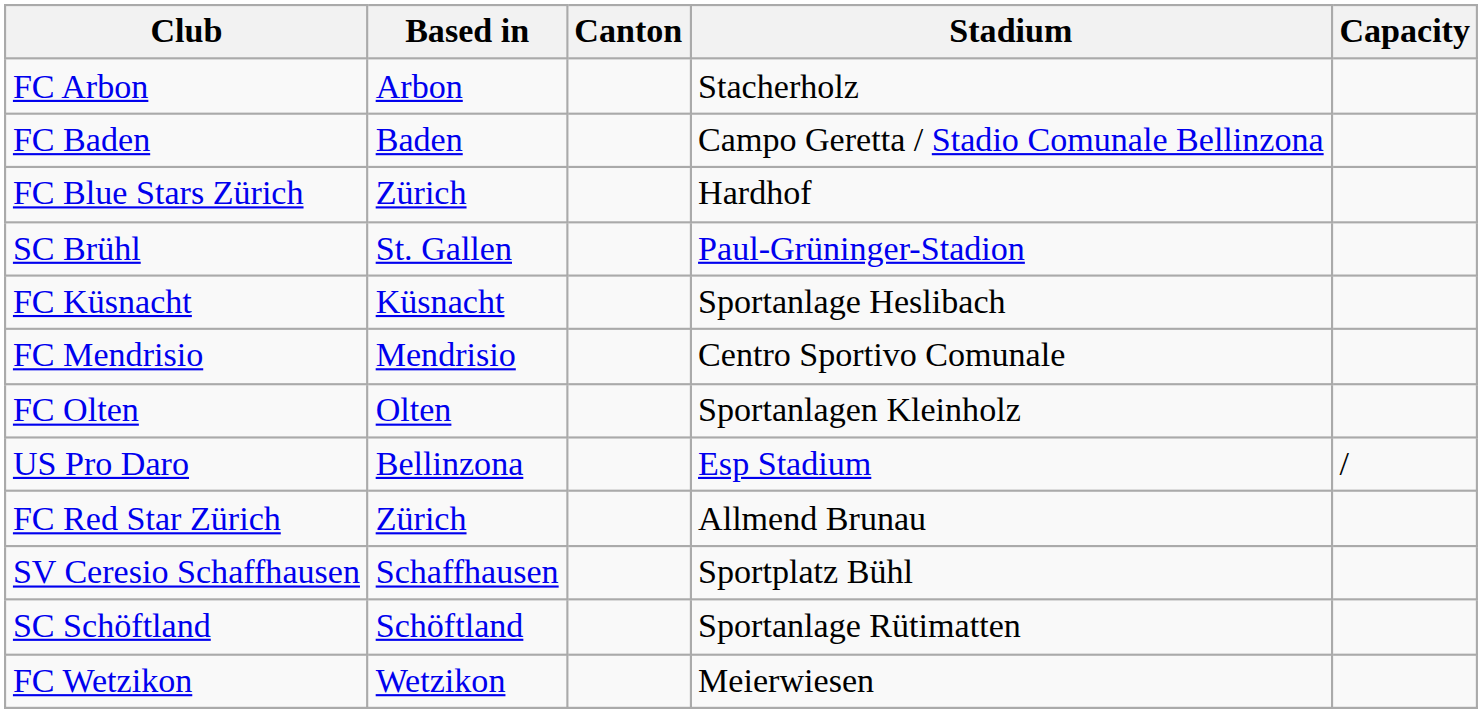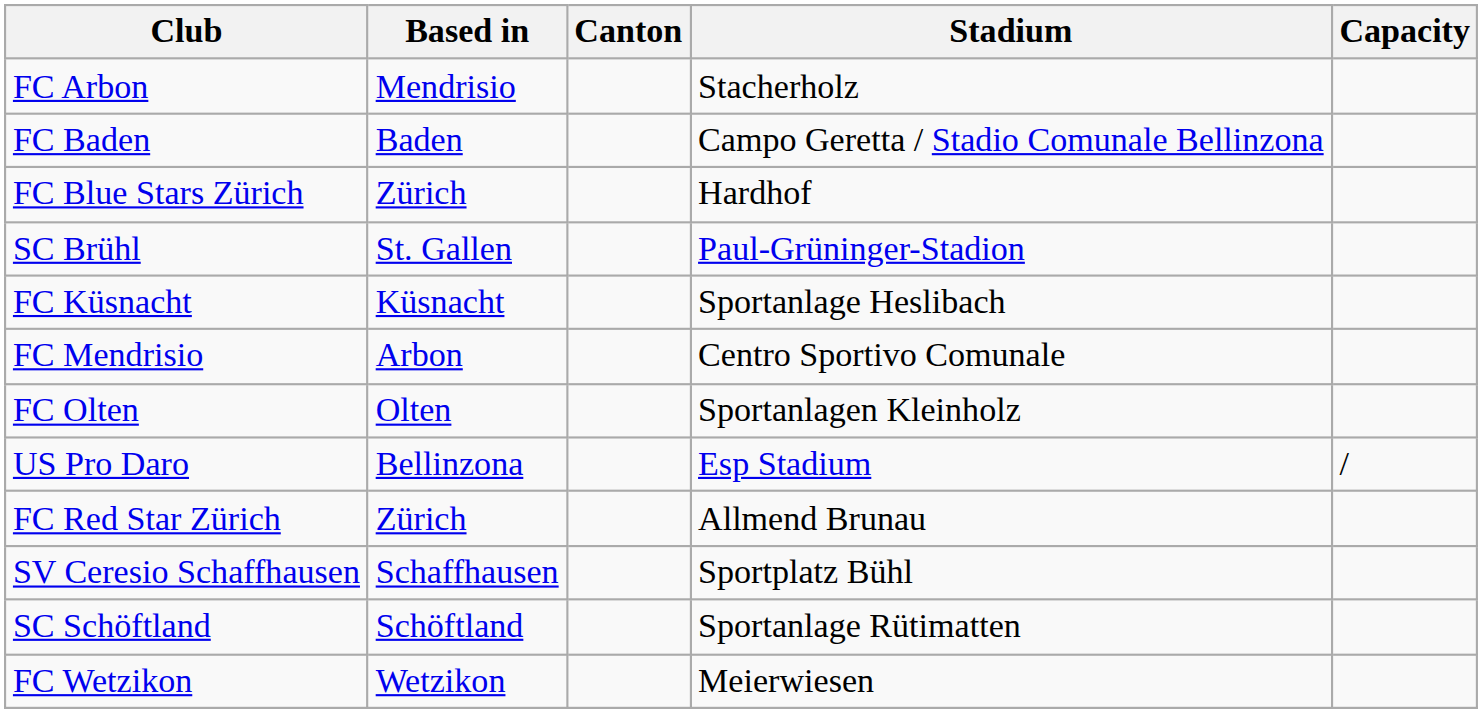(419, 85) Arbon -> (446, 85) Mendrisio
(446, 355) Mendrisio -> (419, 355) Arbon
